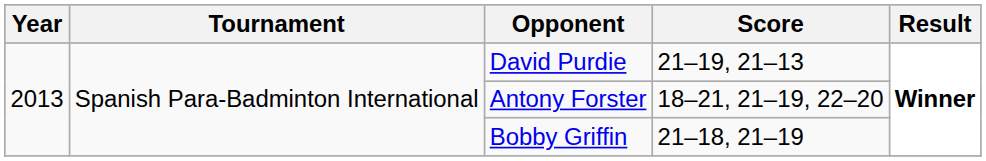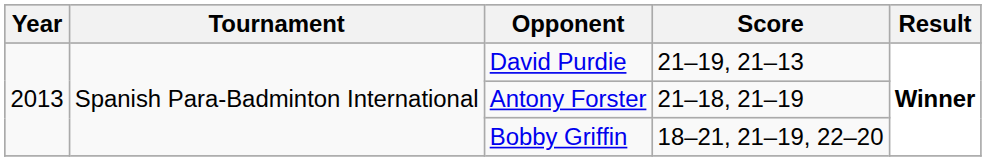(771, 100) 18–21, 21–19, 22–20 -> (731, 100) 21–18, 21–19
(731, 137) 21–18, 21–19 -> (771, 137) 18–21, 21–19, 22–20
